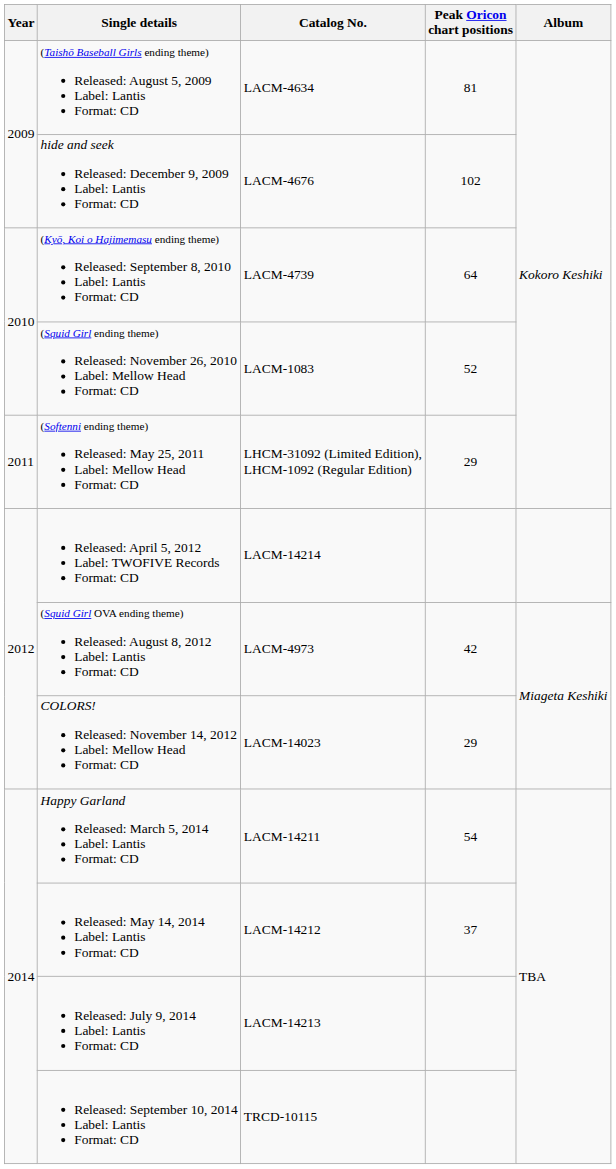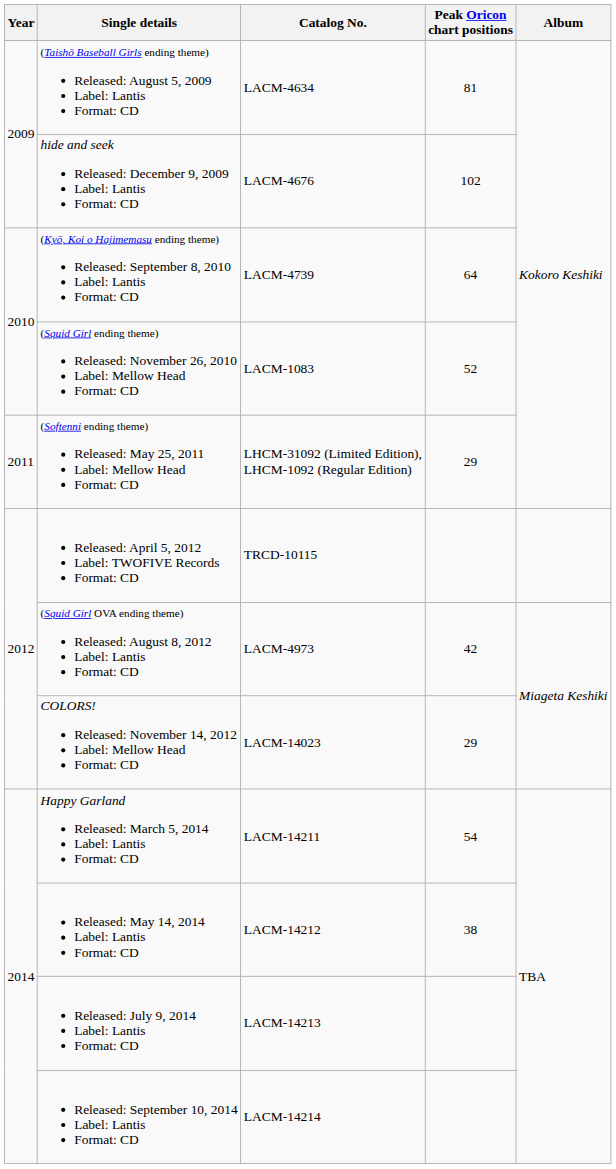(282, 555) LACM-14214 -> (281, 555) TRCD-10115
(471, 929) 37 -> (471, 929) 38
(281, 1116) TRCD-10115 -> (282, 1116) LACM-14214
